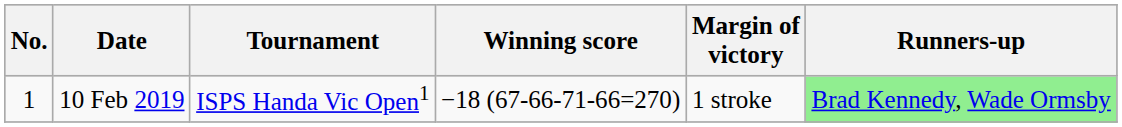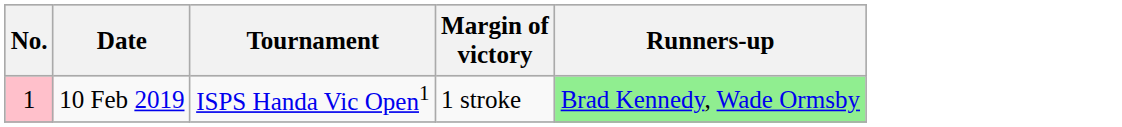- column: (561, 40)
(29, 98) no background -> (29, 98) pink background
